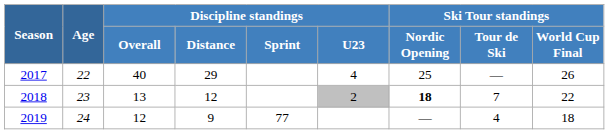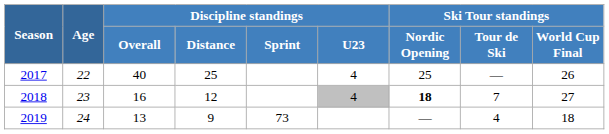(211, 74) 29 -> (211, 74) 25
(139, 96) 13 -> (139, 96) 16
(354, 96) 2 -> (354, 96) 4
(568, 96) 22 -> (568, 96) 27
(139, 118) 12 -> (139, 118) 13
(282, 118) 77 -> (282, 118) 73
